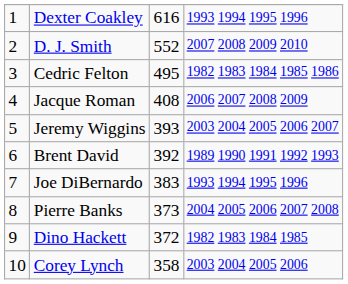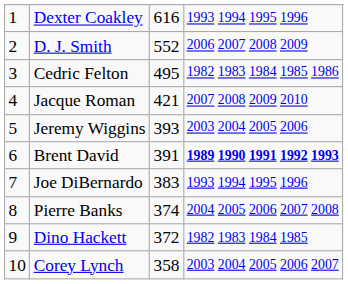(247, 45) 2007 2008 2009 2010 -> (247, 45) 2006 2007 2008 2009
(166, 100) 408 -> (166, 100) 421
(247, 100) 2006 2007 2008 2009 -> (247, 100) 2007 2008 2009 2010
(263, 127) 2003 2004 2005 2006 2007 -> (247, 127) 2003 2004 2005 2006
(166, 155) 392 -> (166, 155) 391
(263, 155) normal -> (263, 155) bold
(166, 210) 373 -> (166, 210) 374
(247, 264) 2003 2004 2005 2006 -> (263, 264) 2003 2004 2005 2006 2007
